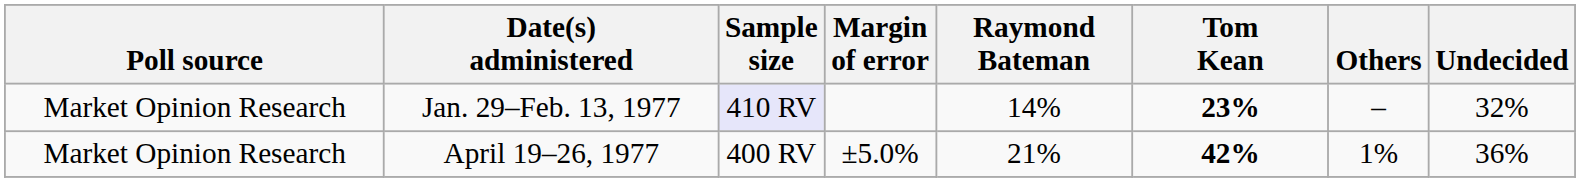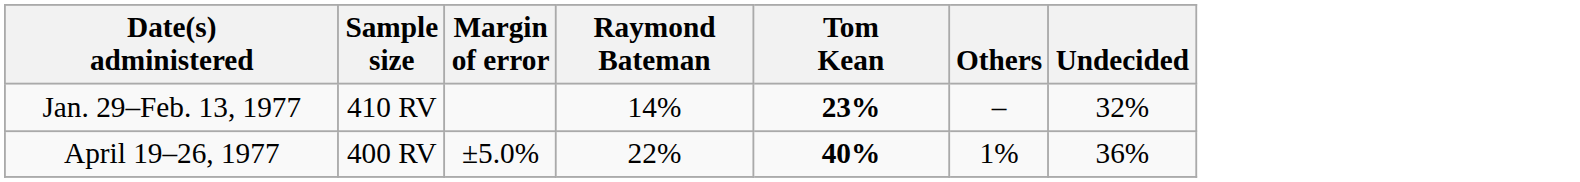- column: (195, 60)
(771, 107) lavender background -> (392, 107) no background
(1034, 153) 21% -> (654, 153) 22%
(1230, 153) 42% -> (851, 153) 40%
